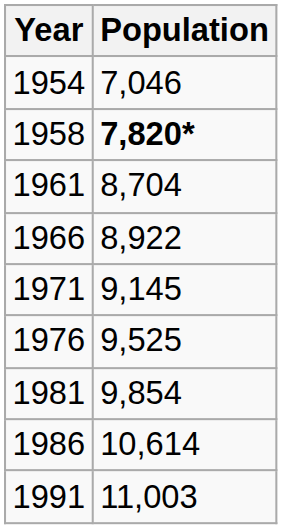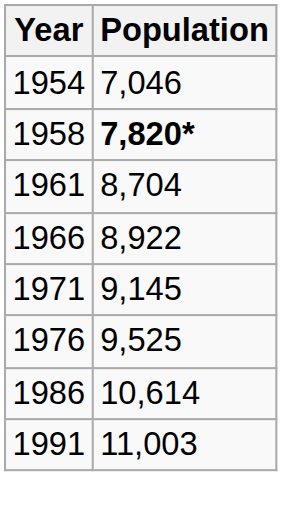- row: (49, 392)
